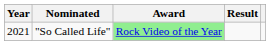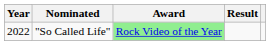(18, 31) 2021 -> (18, 31) 2022
